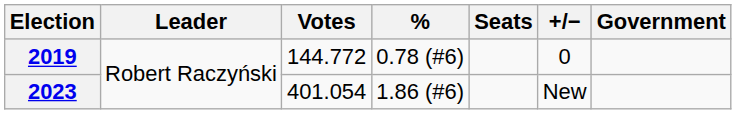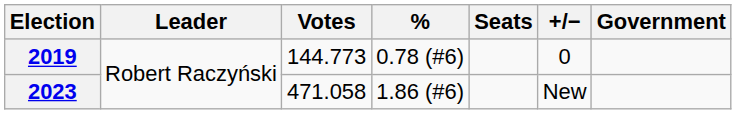(327, 56) 144.772 -> (327, 56) 144.773
(327, 91) 401.054 -> (327, 91) 471.058
